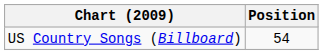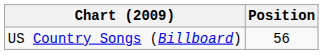(282, 39) 54 -> (282, 39) 56
